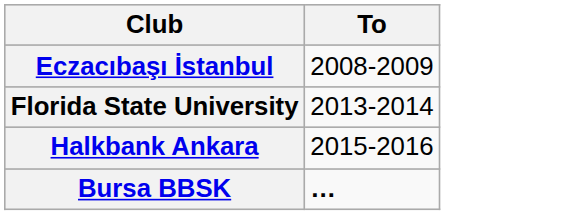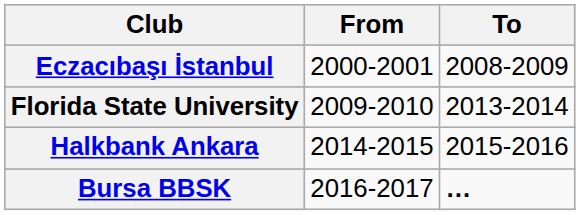+ column: (372, 24)
